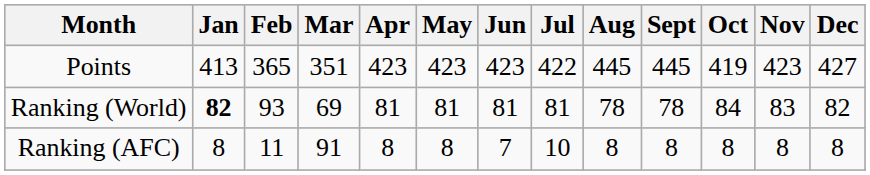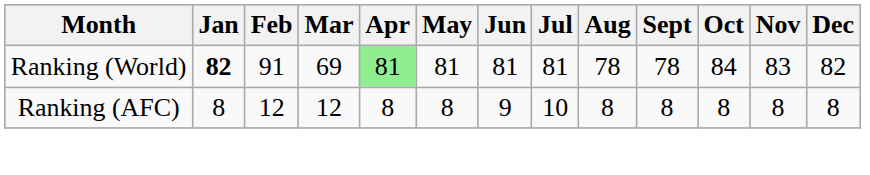- row: (99, 66)
(272, 107) 93 -> (272, 66) 91
(388, 107) no background -> (388, 66) lightgreen background
(272, 148) 11 -> (272, 107) 12
(329, 148) 91 -> (329, 107) 12
(505, 148) 7 -> (505, 107) 9
